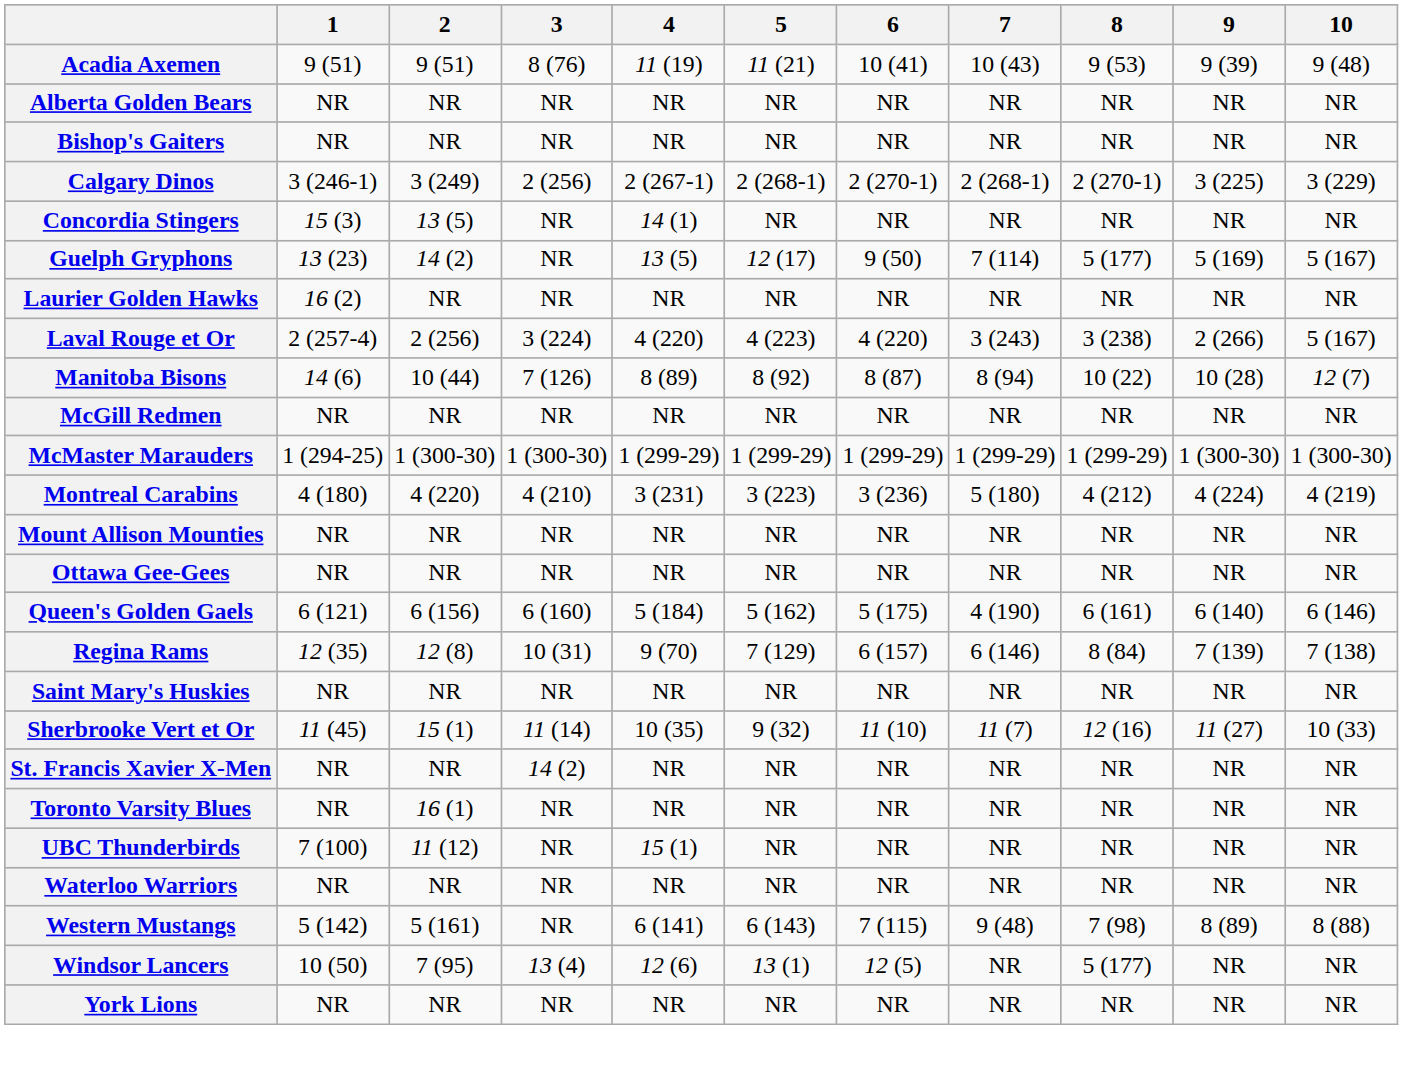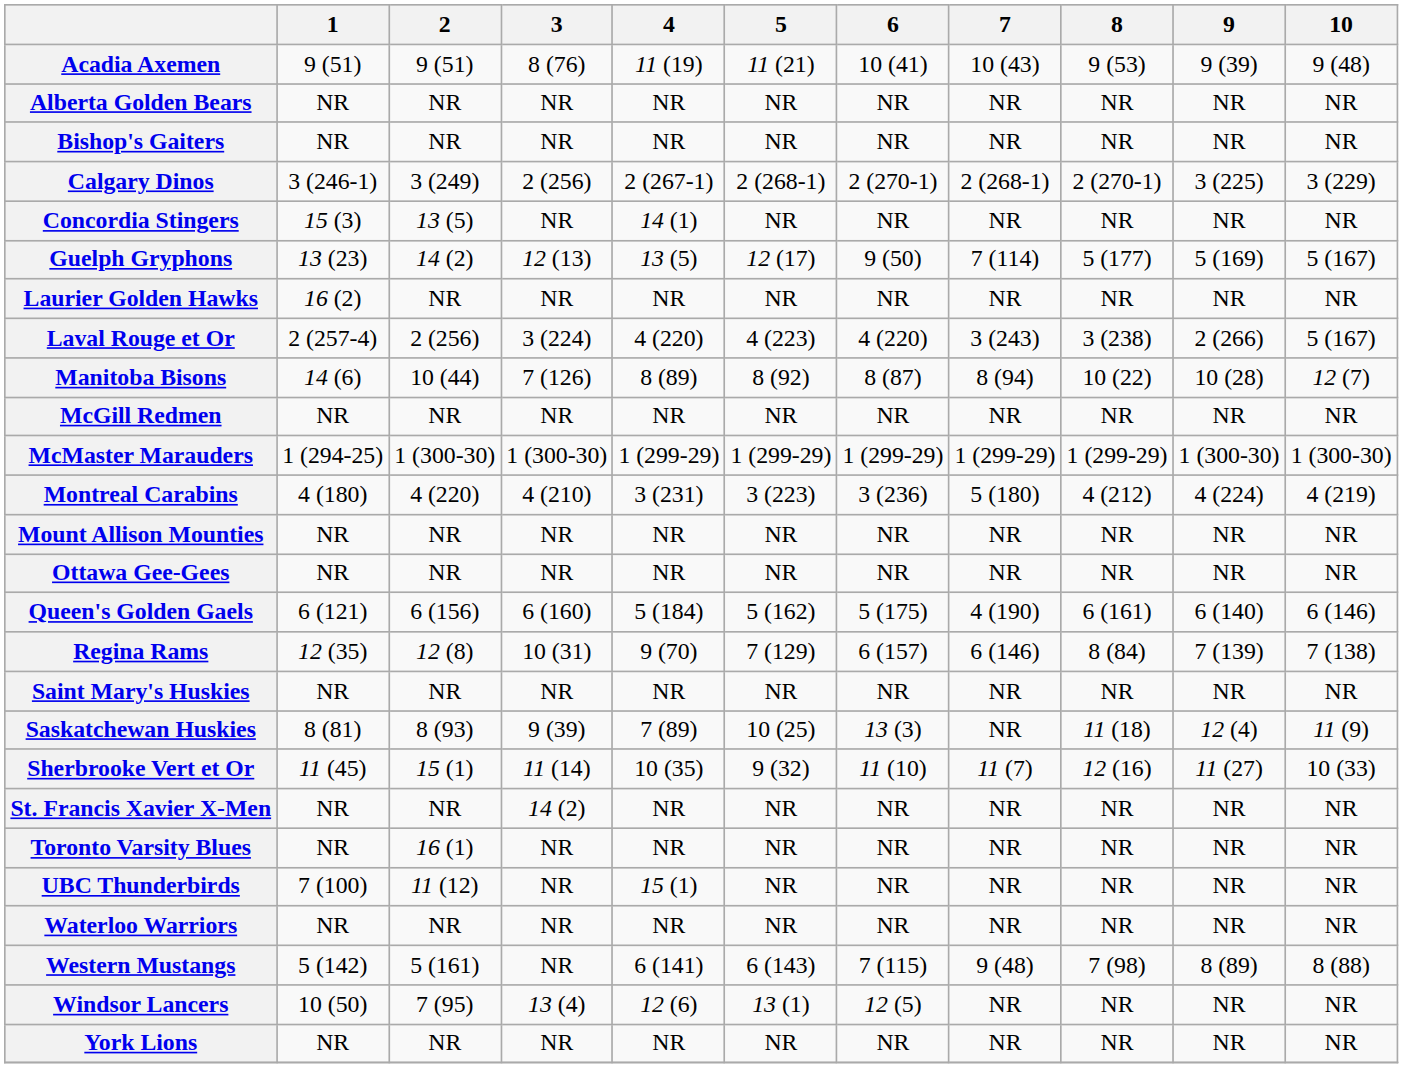(557, 259) NR -> (557, 259) 12 (13)
+ row: (141, 729)
(1117, 964) 5 (177) -> (1117, 1004) NR
